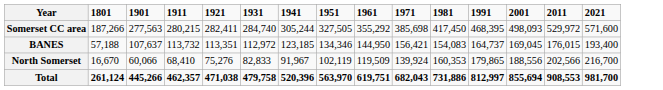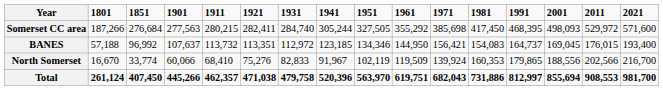+ column: (139, 12)
